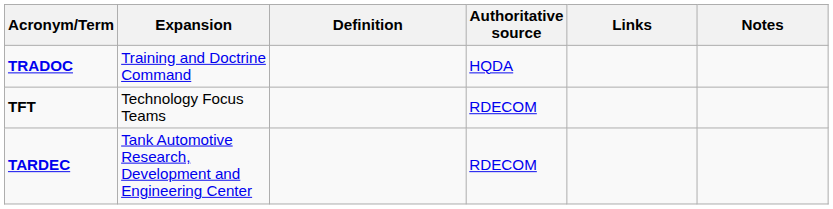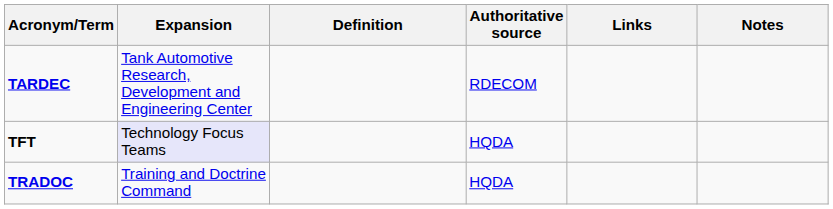rows swapped: (39, 165) <-> (40, 66)
(182, 107) no background -> (182, 141) lavender background
(503, 107) RDECOM -> (491, 141) HQDA
